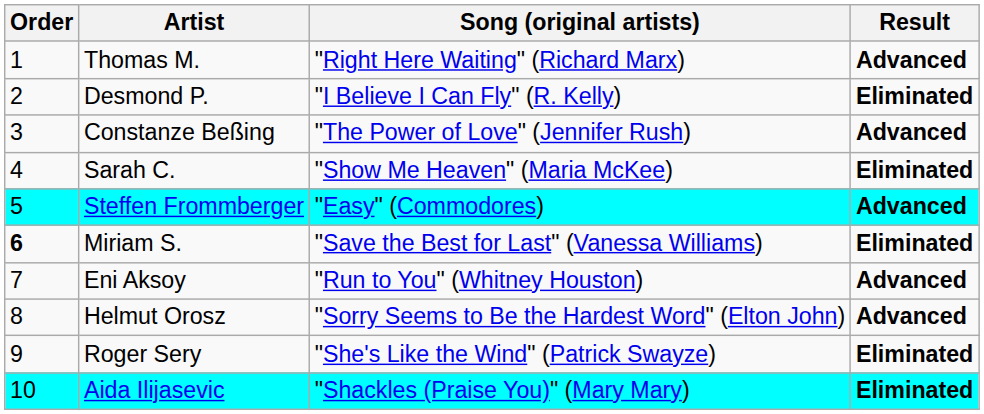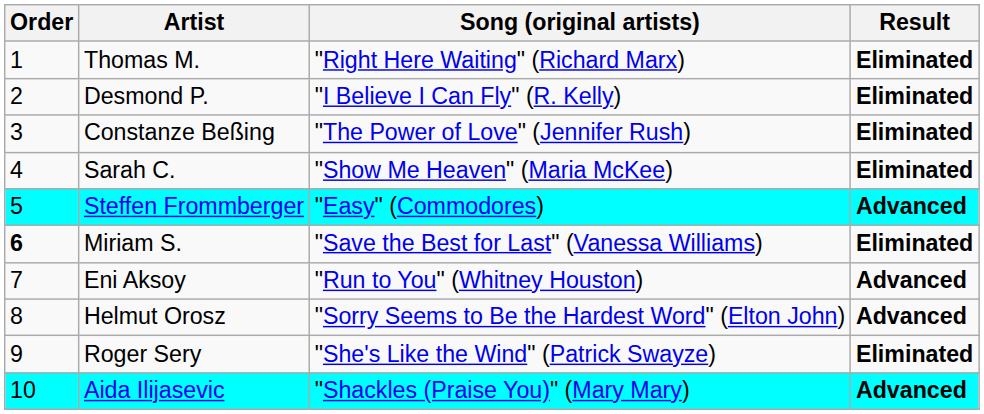(911, 59) Advanced -> (915, 59) Eliminated
(911, 133) Advanced -> (915, 133) Eliminated
(915, 390) Eliminated -> (911, 390) Advanced
